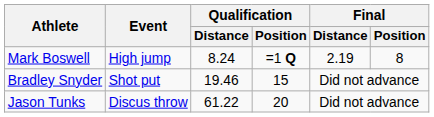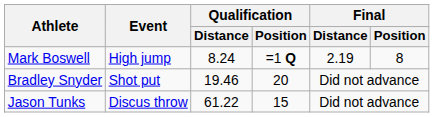(281, 80) 15 -> (281, 80) 20
(281, 102) 20 -> (281, 102) 15
